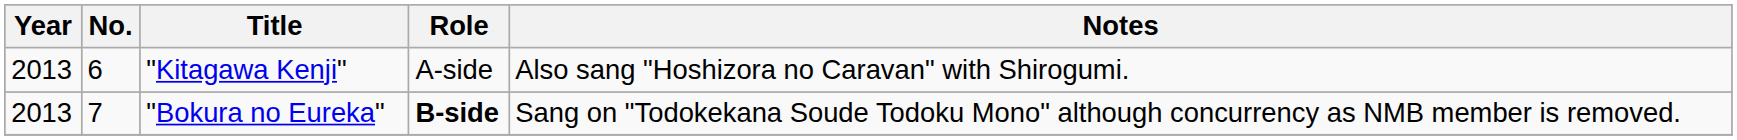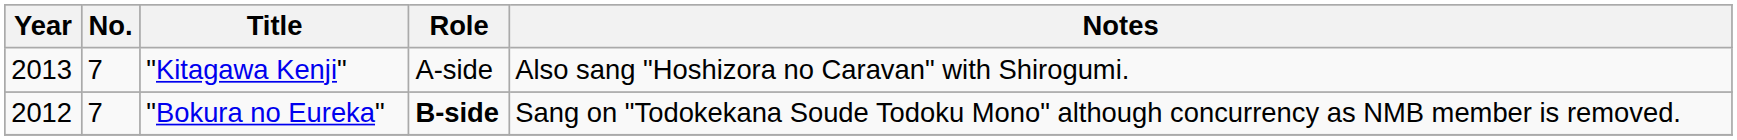(95, 69) 6 -> (95, 69) 7
(42, 112) 2013 -> (42, 112) 2012
